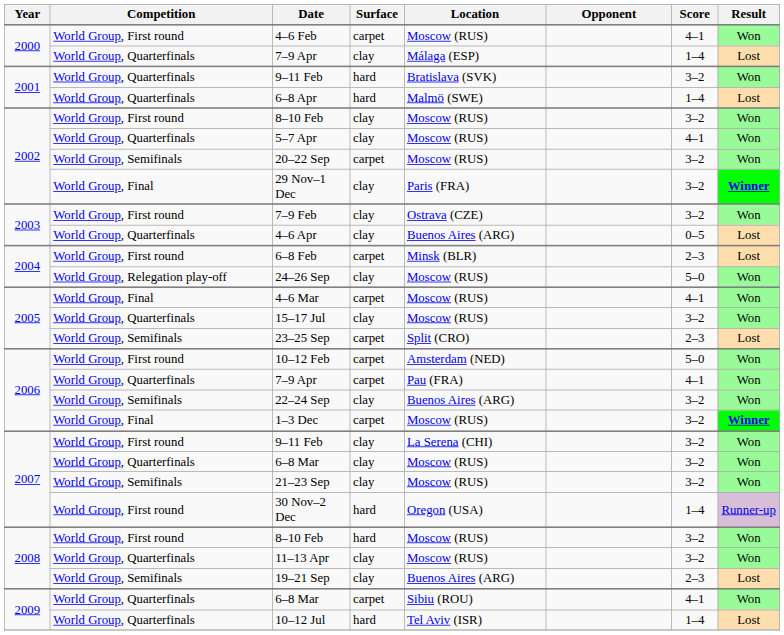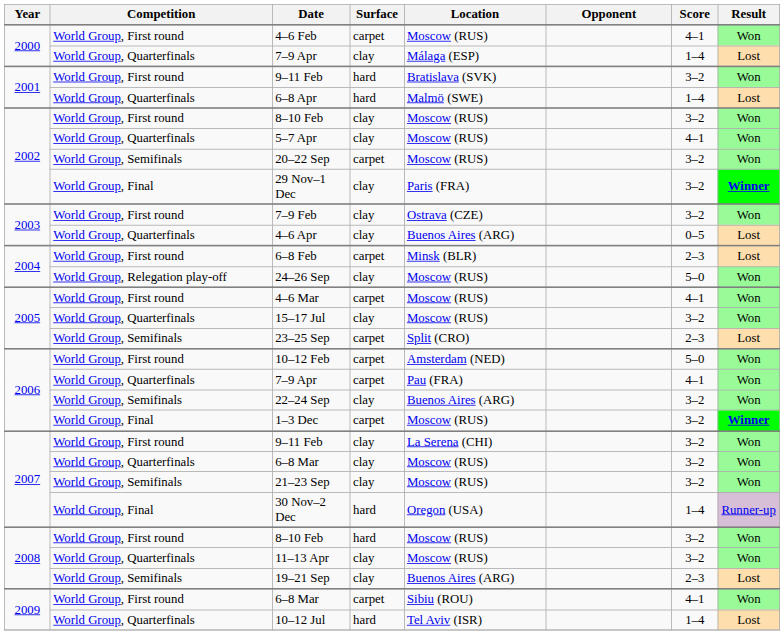(124, 77) World Group, Quarterfinals -> (119, 77) World Group, First round
(103, 297) World Group, Final -> (119, 297) World Group, First round
(119, 509) World Group, First round -> (103, 509) World Group, Final
(124, 599) World Group, Quarterfinals -> (119, 599) World Group, First round
